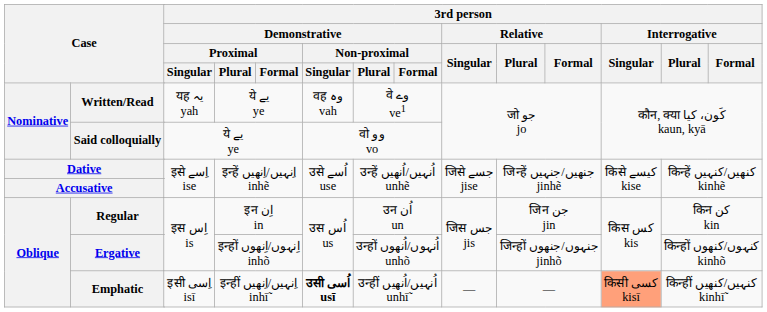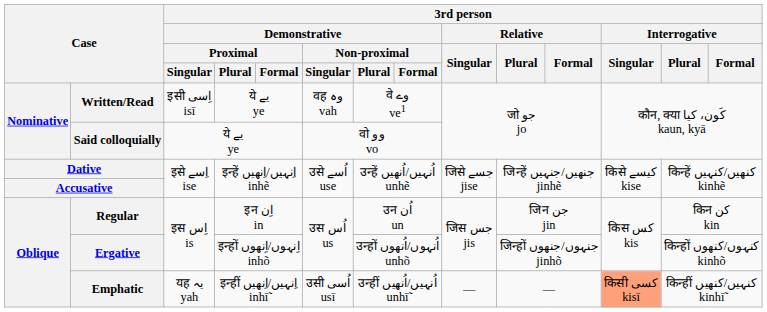(189, 103) यह یہ yah -> (189, 103) इसी اِسی isī
(189, 290) इसी اِسی isī -> (189, 290) यह یہ yah
(328, 290) bold -> (328, 290) normal
